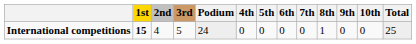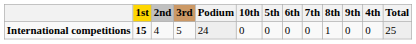columns swapped: (247, 13) <-> (370, 13)
